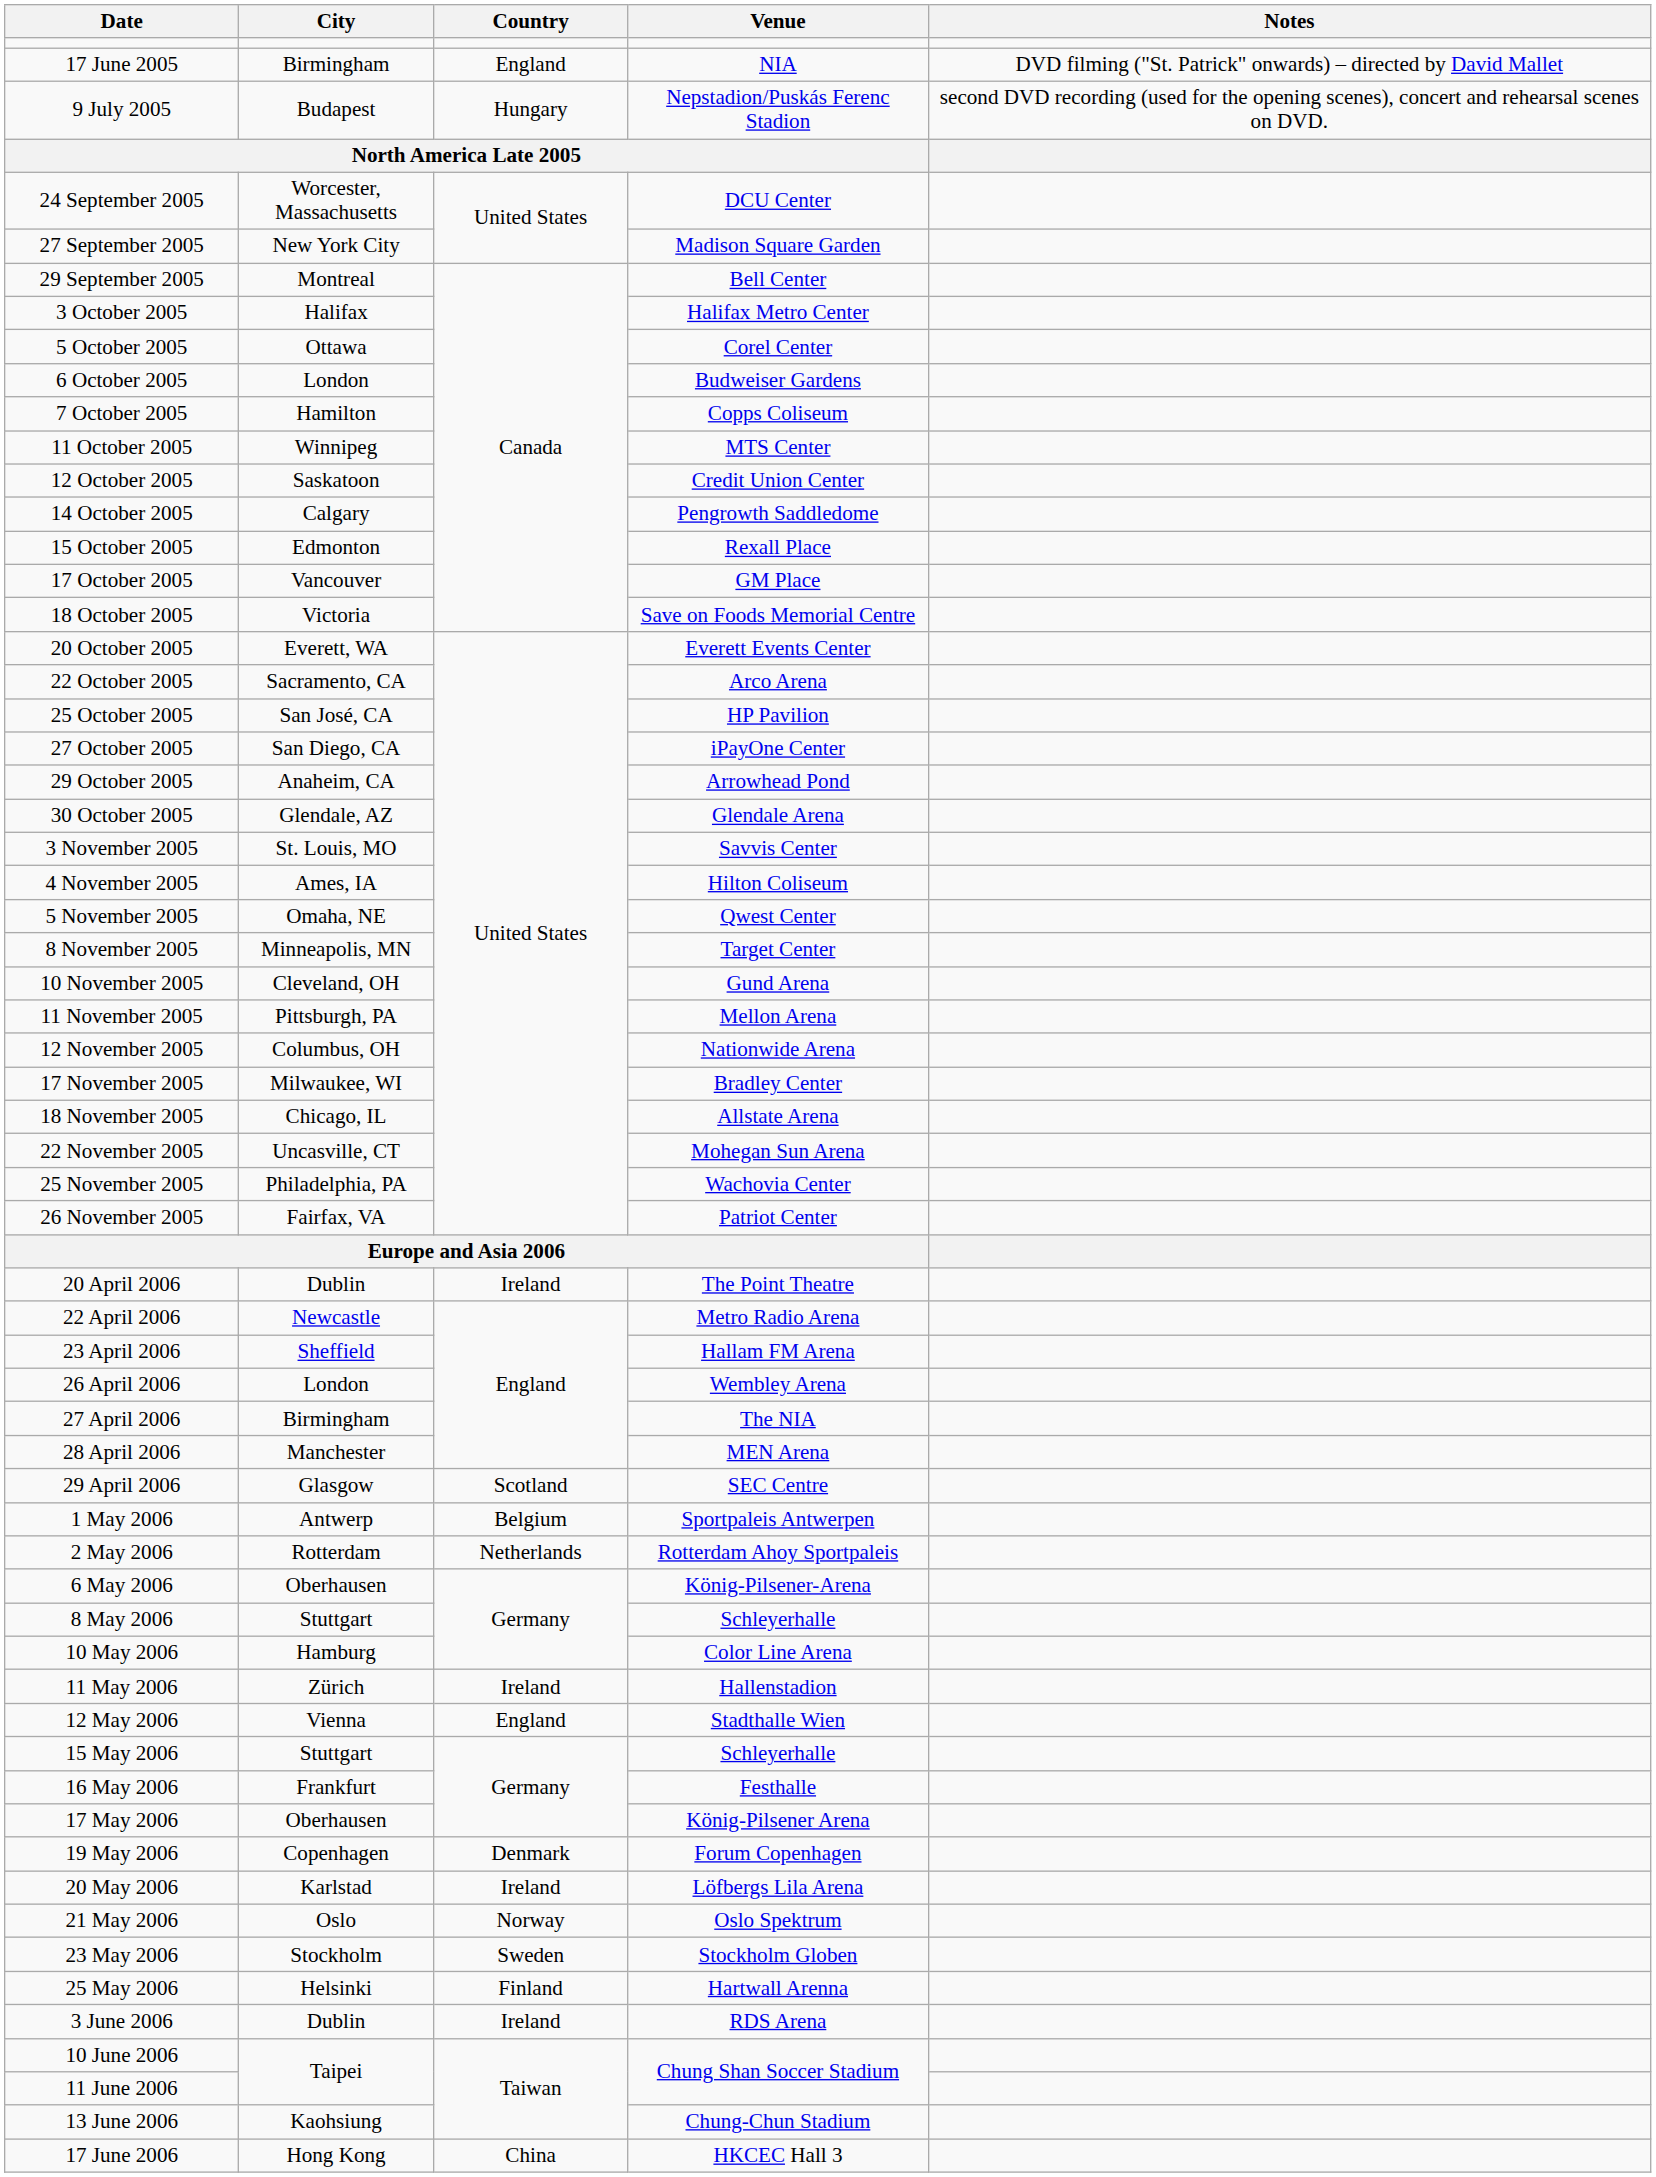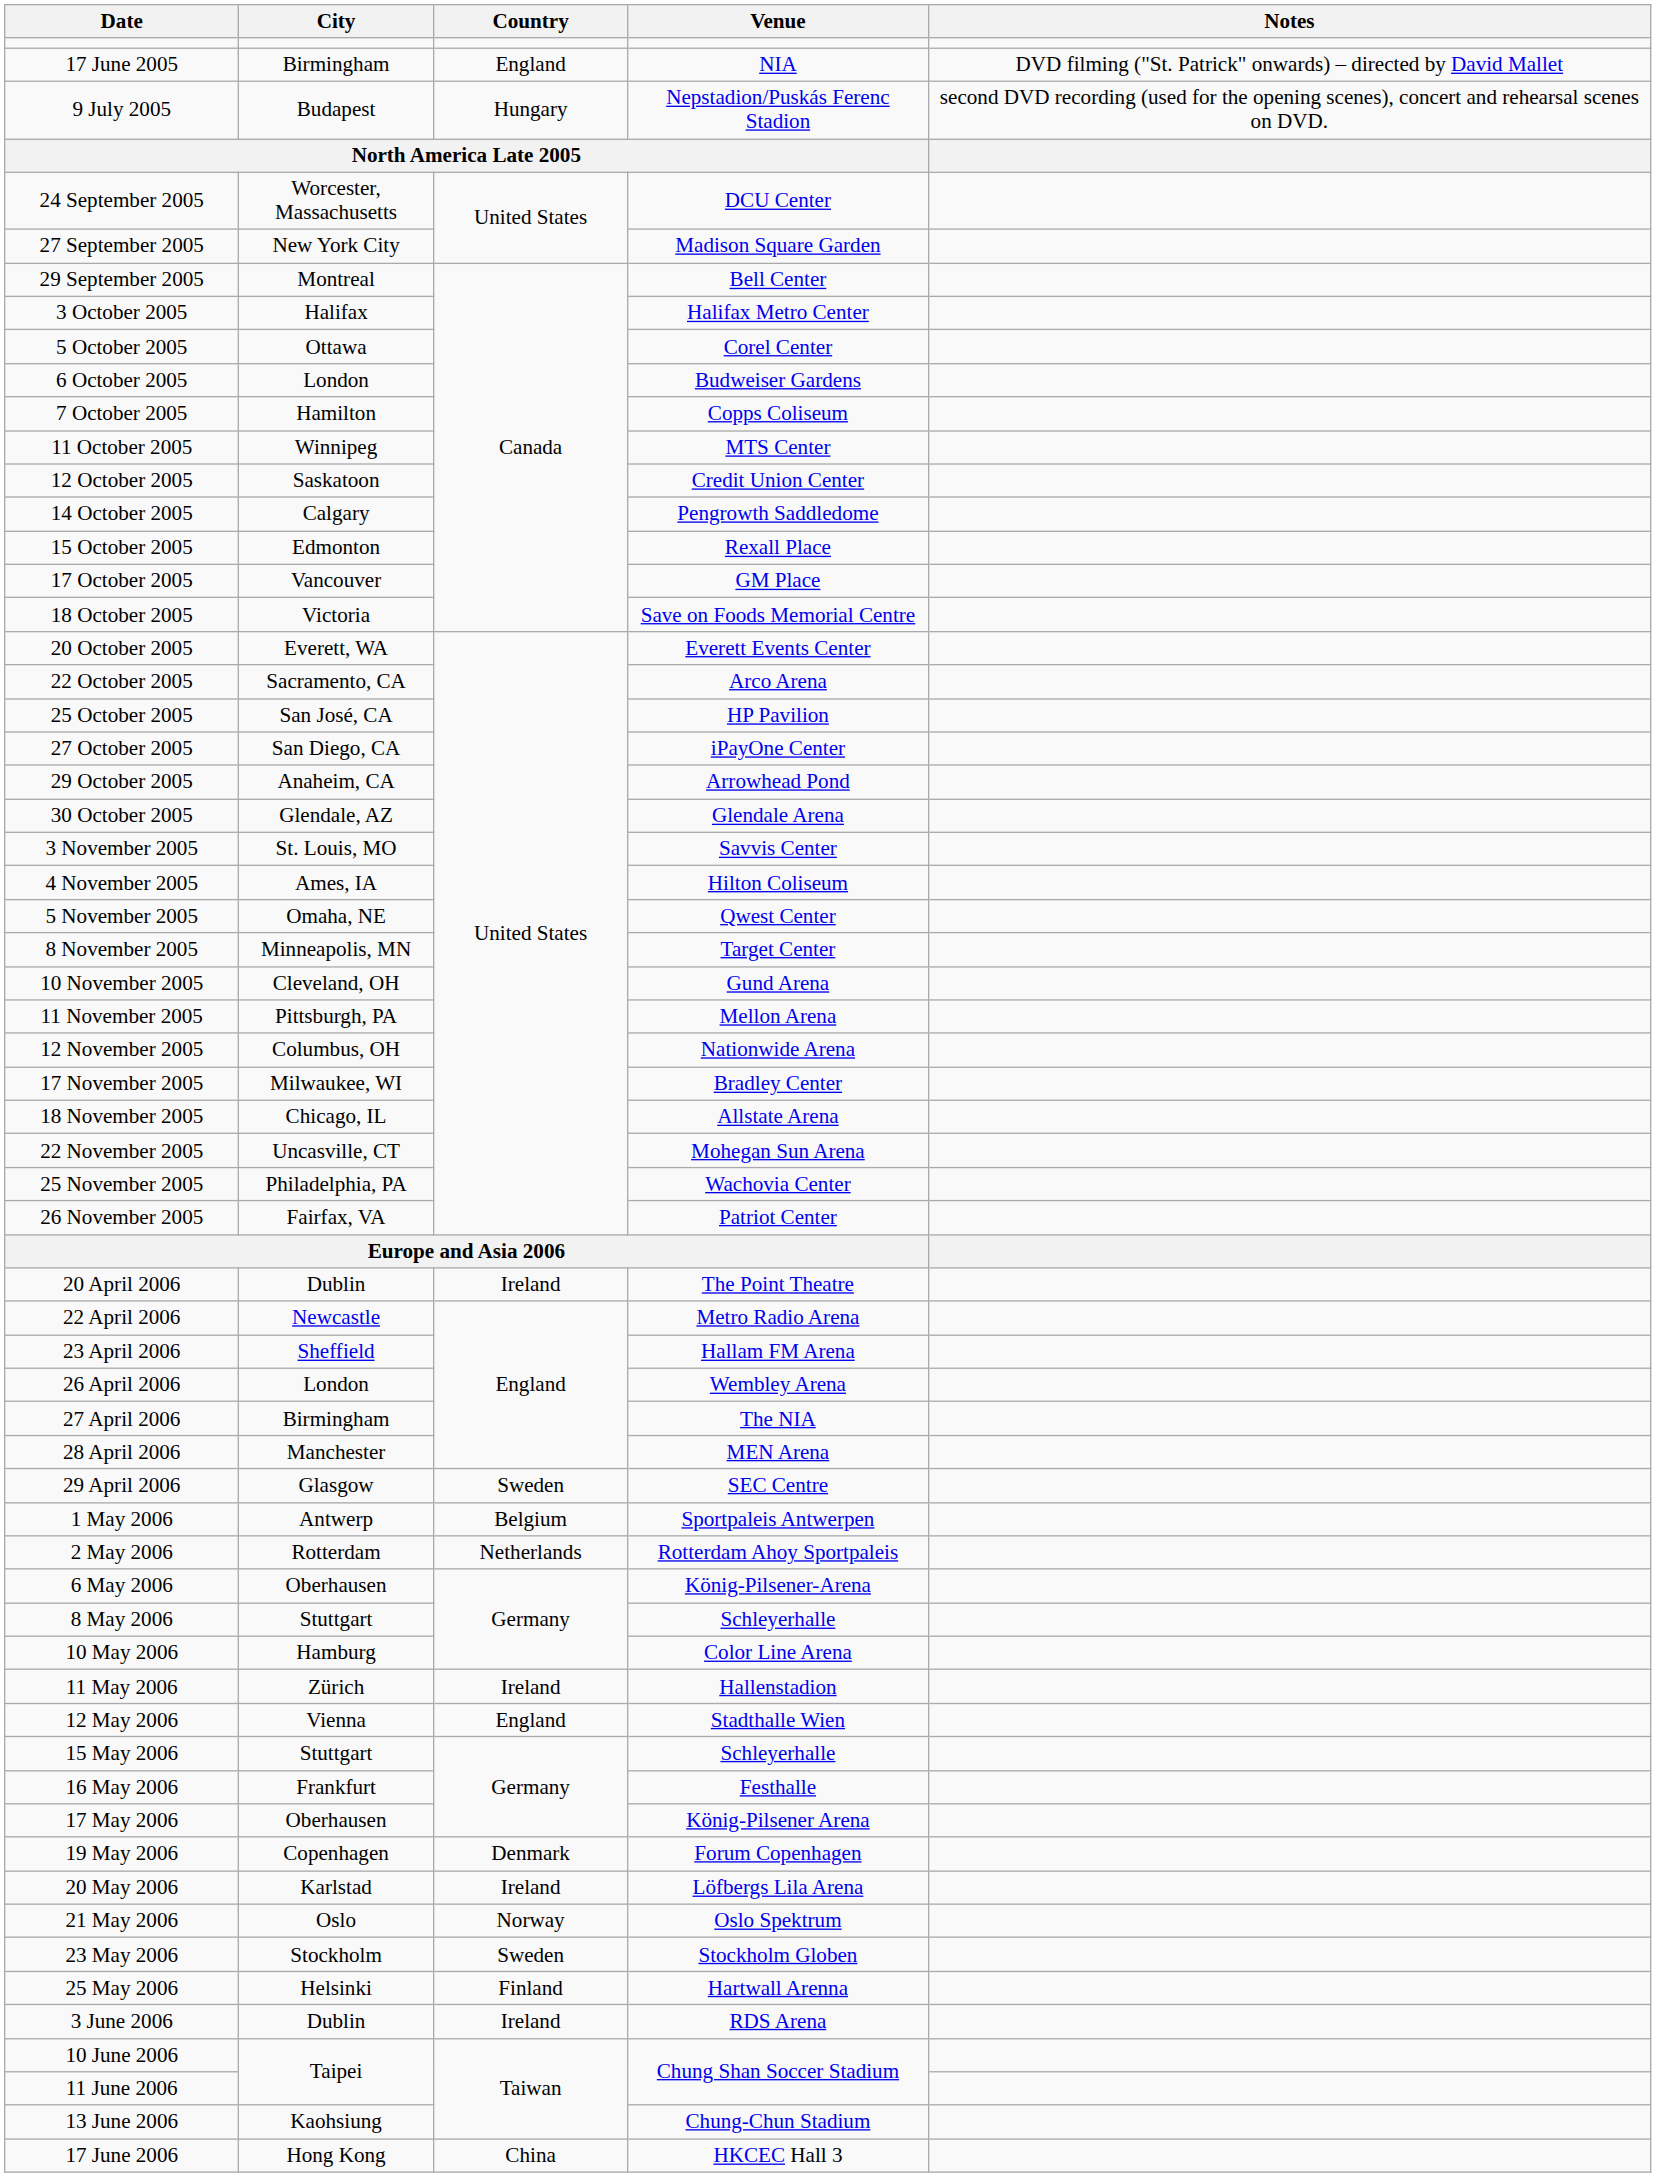(531, 1485) Scotland -> (531, 1485) Sweden
